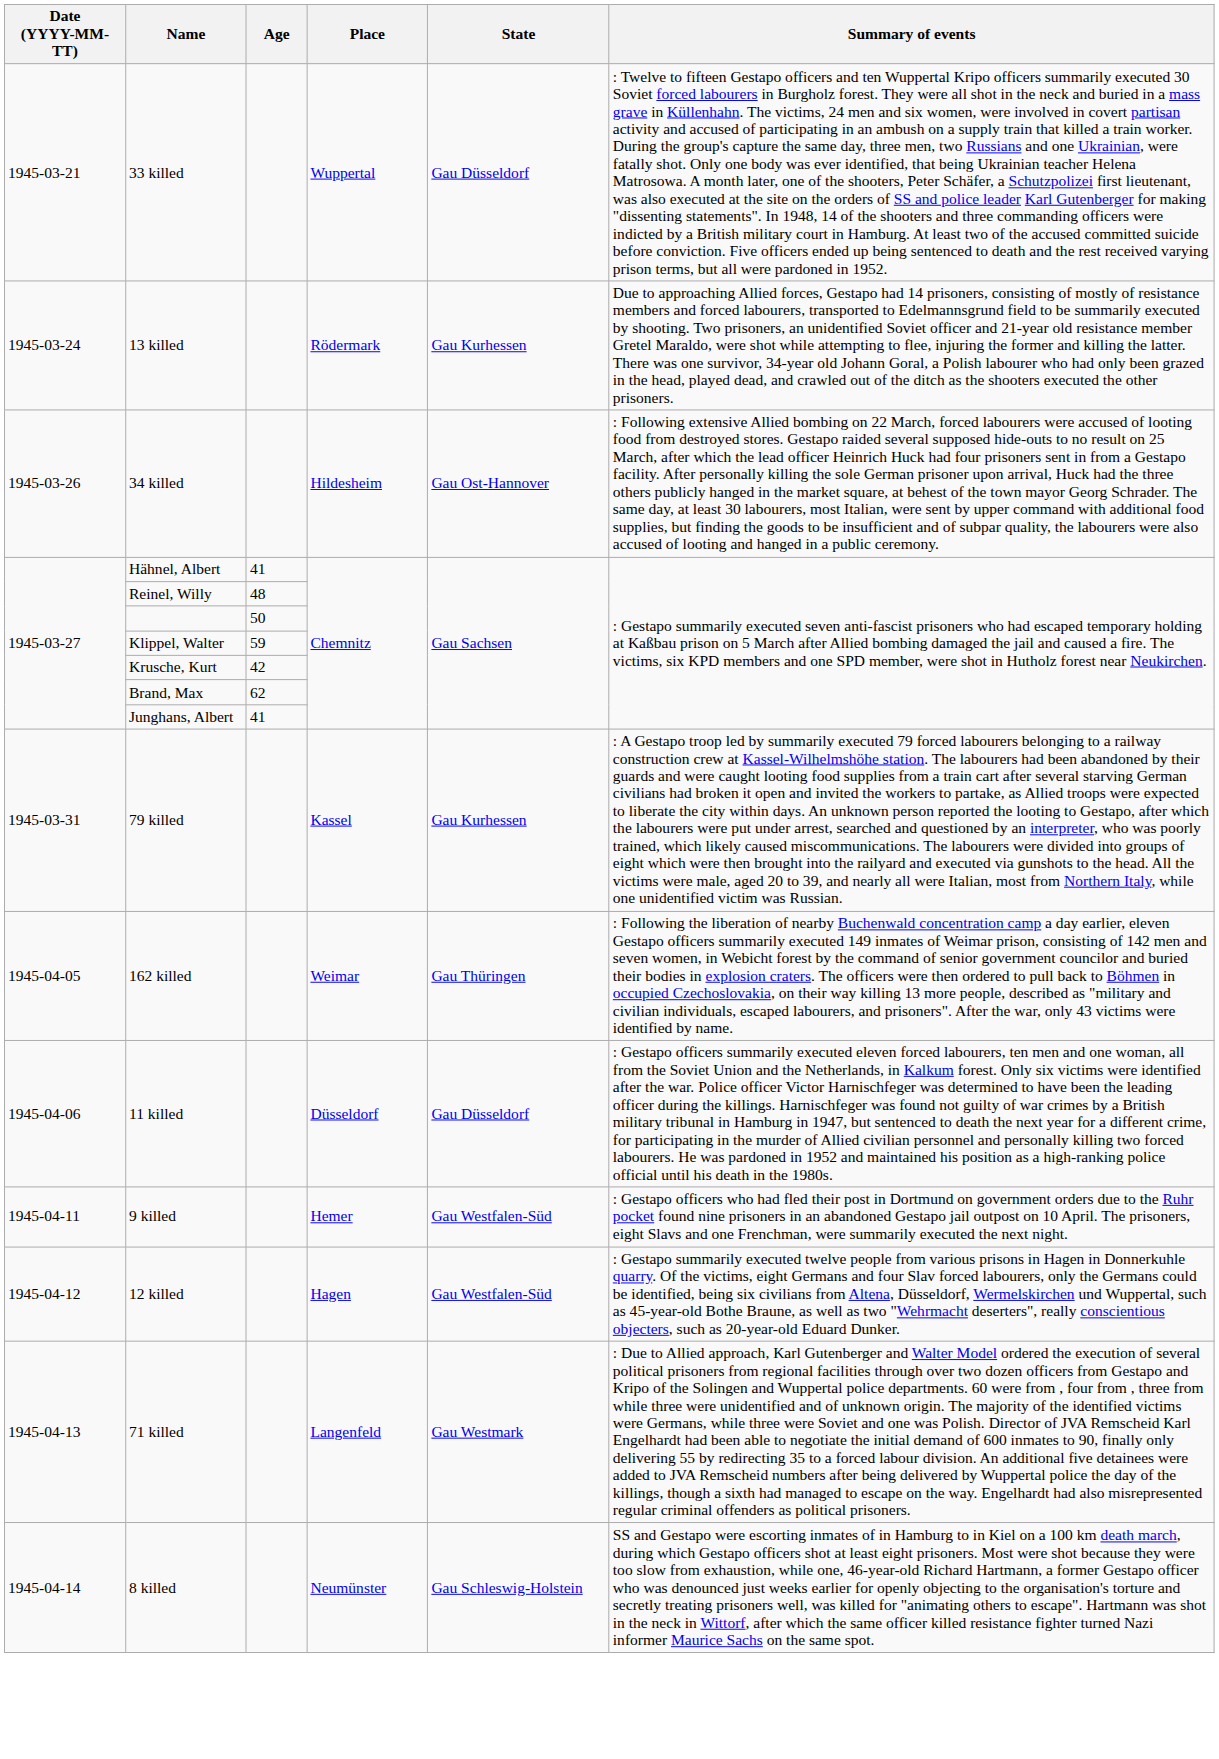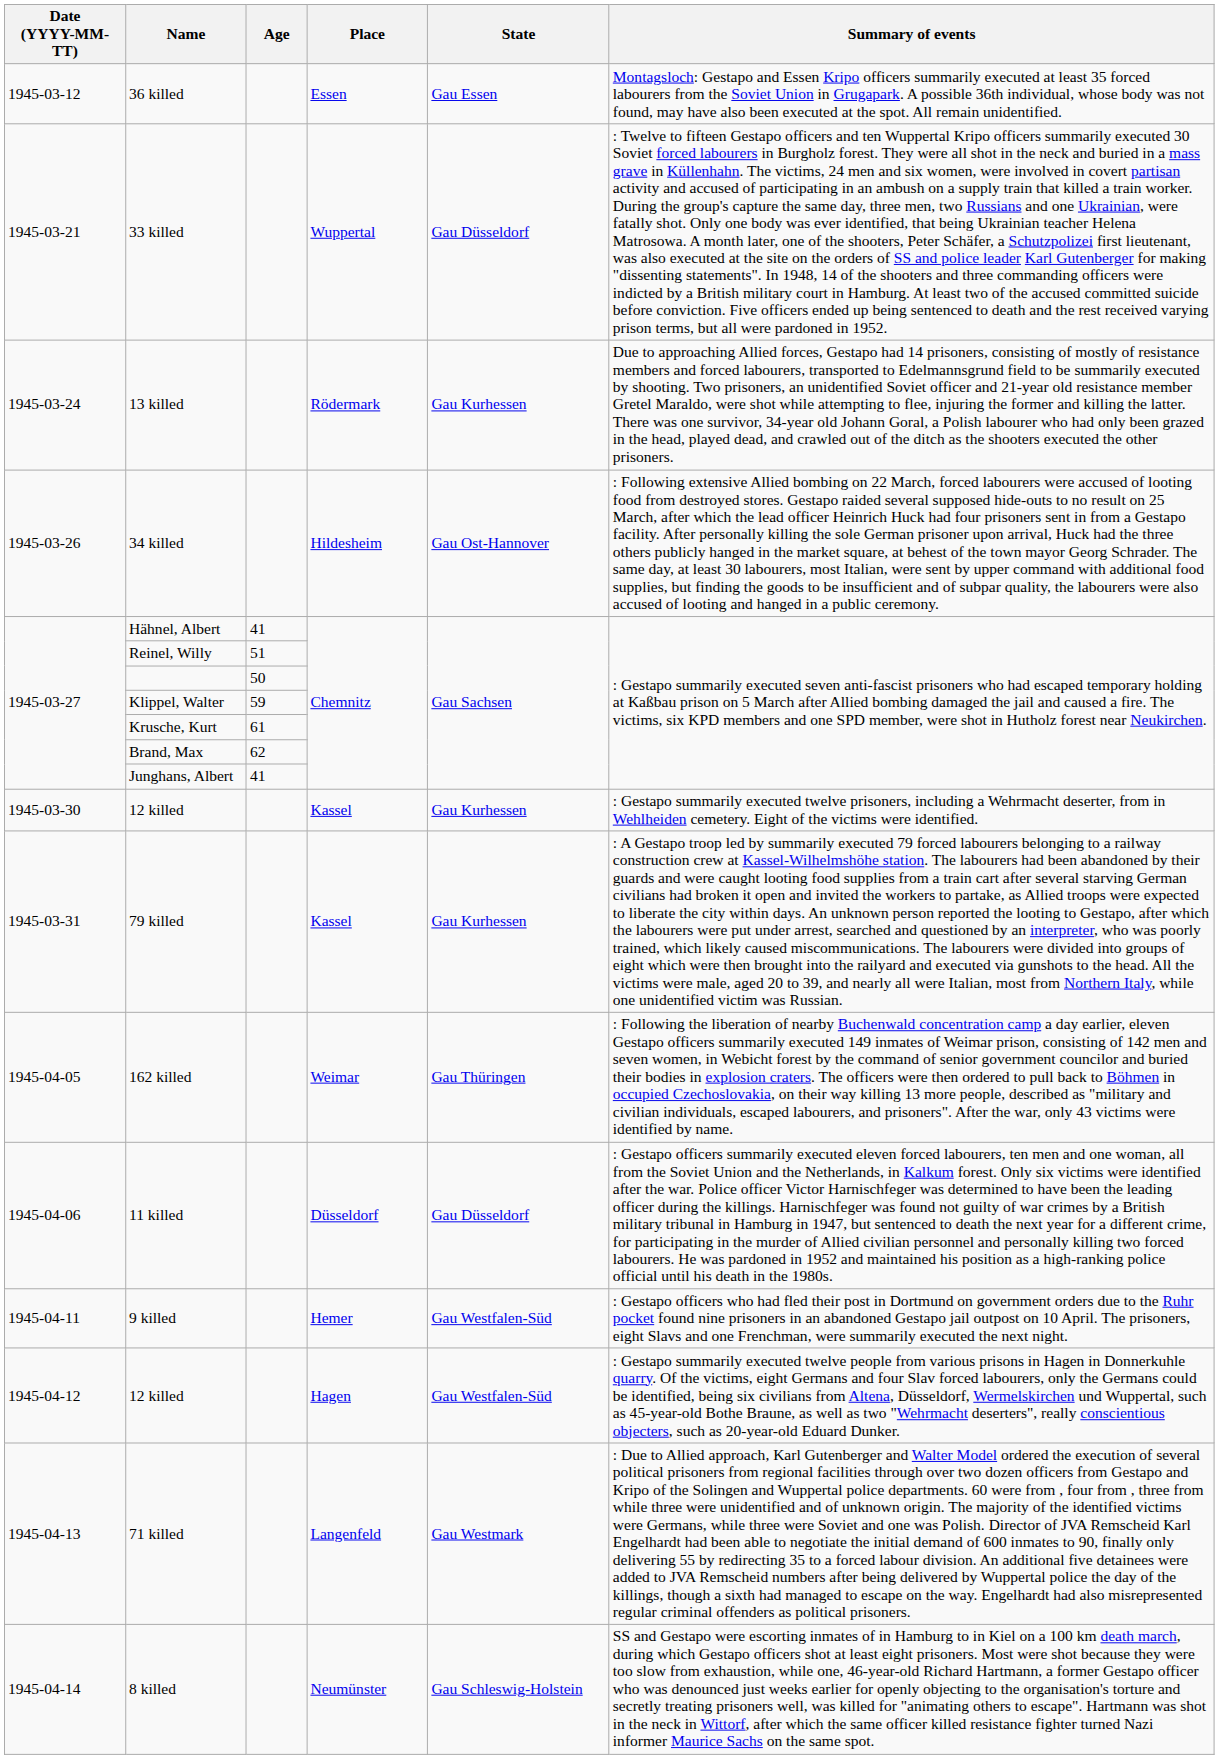+ row: (44, 93)
(258, 593) 48 -> (258, 653) 51
(258, 667) 42 -> (258, 727) 61
+ row: (44, 809)
